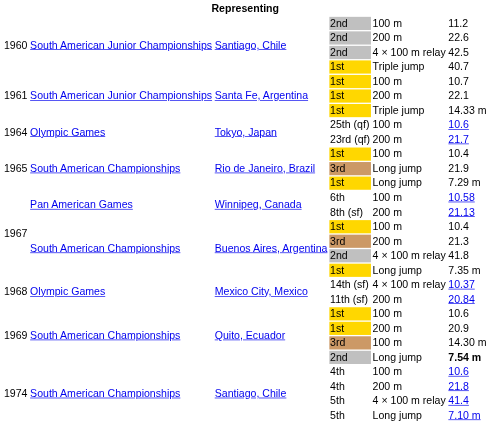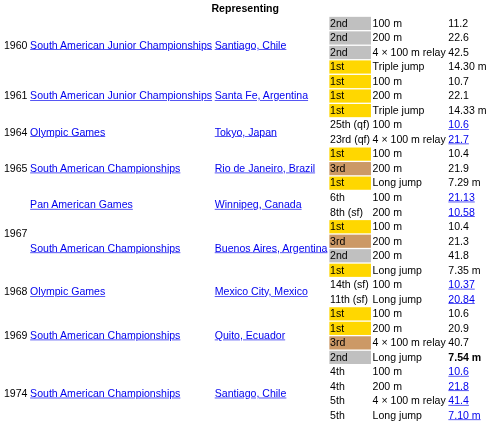(459, 67) 40.7 -> (467, 67) 14.30 m
(387, 139) 200 m -> (409, 139) 4 × 100 m relay
(397, 168) Long jump -> (387, 168) 200 m
(462, 197) 10.58 -> (462, 197) 21.13
(462, 212) 21.13 -> (462, 212) 10.58
(409, 255) 4 × 100 m relay -> (387, 255) 200 m
(409, 284) 4 × 100 m relay -> (387, 284) 100 m
(387, 299) 200 m -> (397, 299) Long jump
(387, 343) 100 m -> (409, 343) 4 × 100 m relay
(467, 343) 14.30 m -> (459, 343) 40.7
